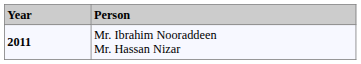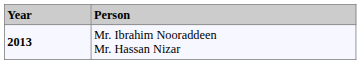(19, 42) 2011 -> (20, 42) 2013
